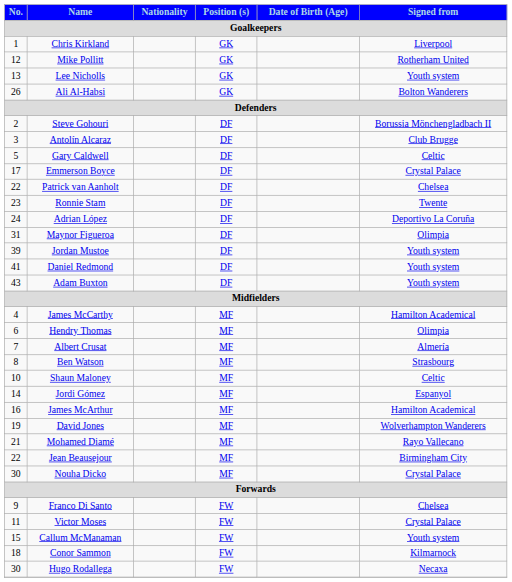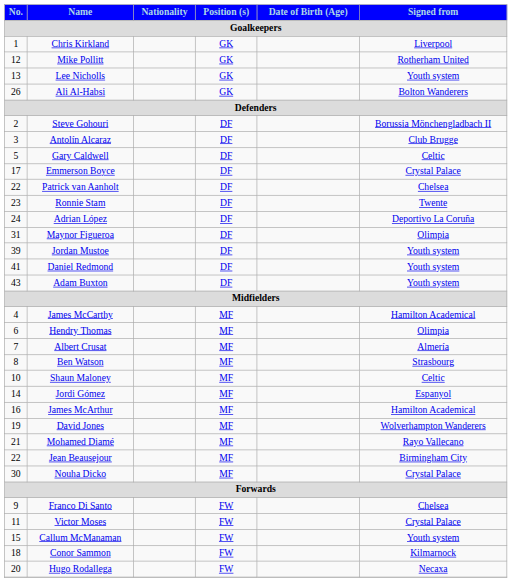(16, 569) 30 -> (16, 569) 20
